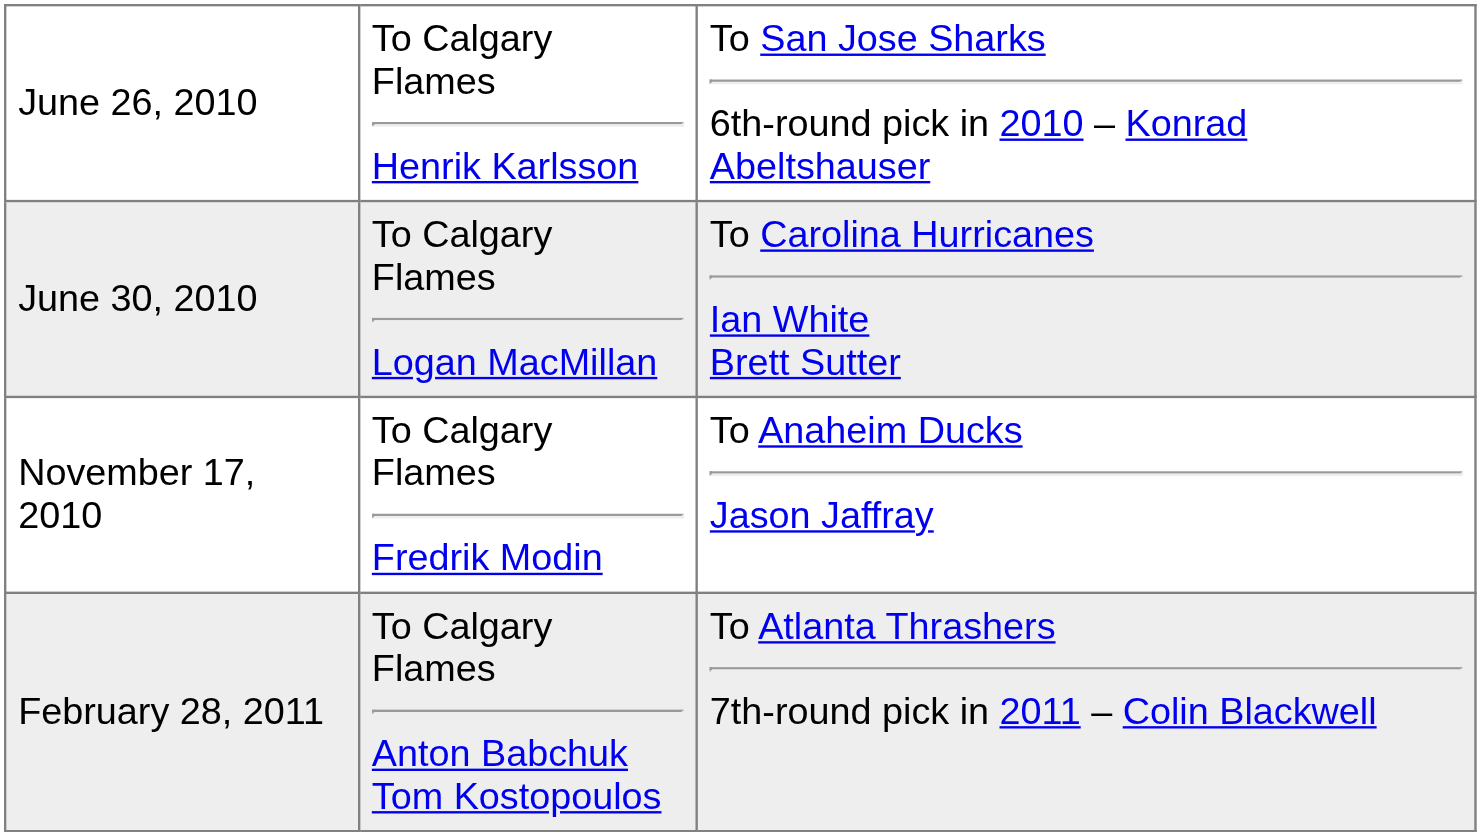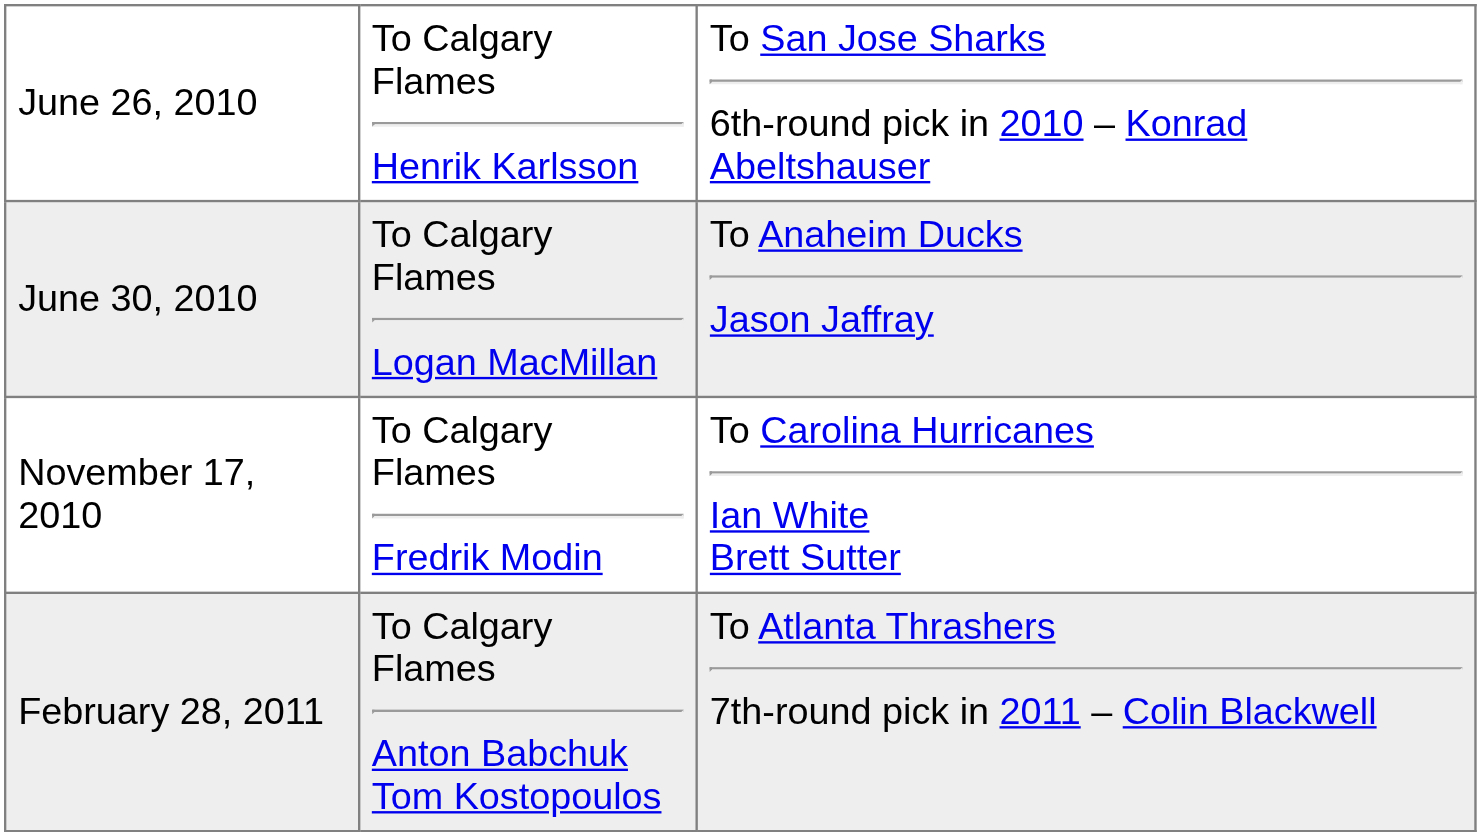(1086, 298) To Carolina Hurricanes Ian White Brett Sutter -> (1086, 277) To Anaheim Ducks Jason Jaffray
(1086, 472) To Anaheim Ducks Jason Jaffray -> (1086, 494) To Carolina Hurricanes Ian White Brett Sutter
